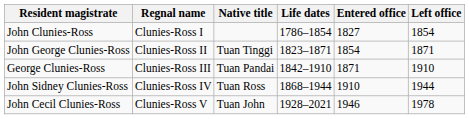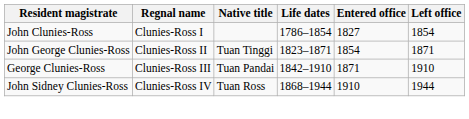- row: (64, 104)
